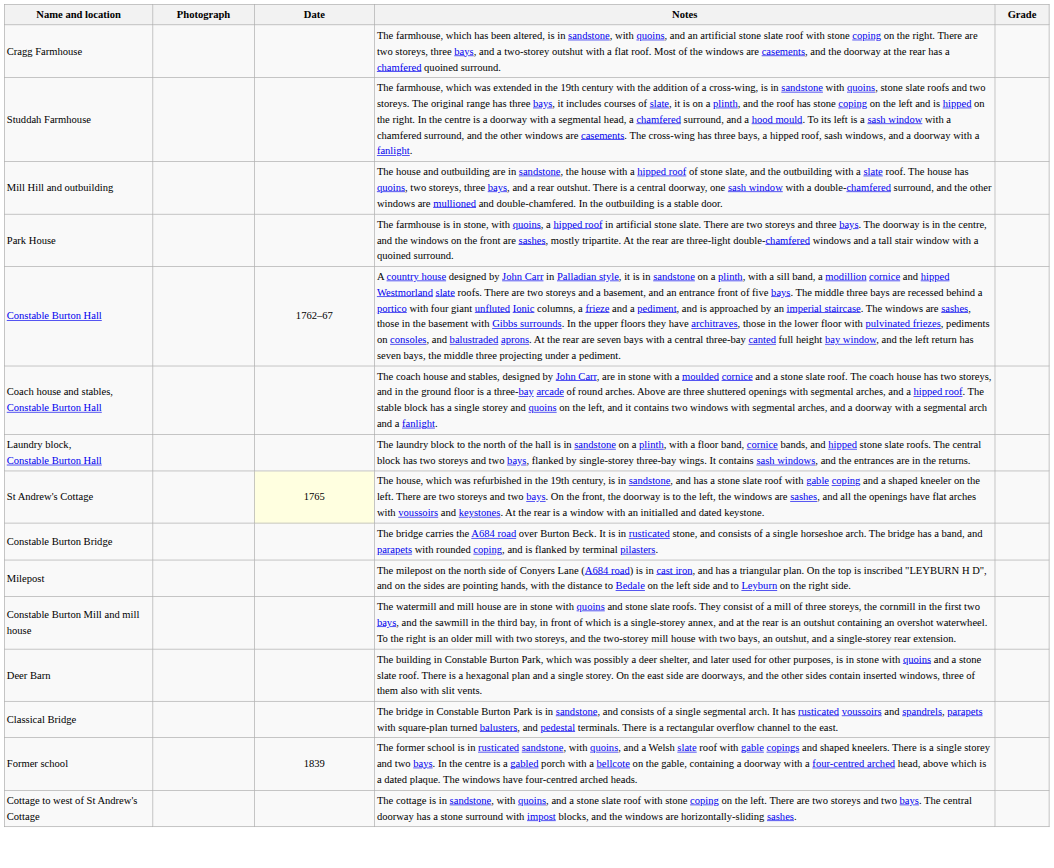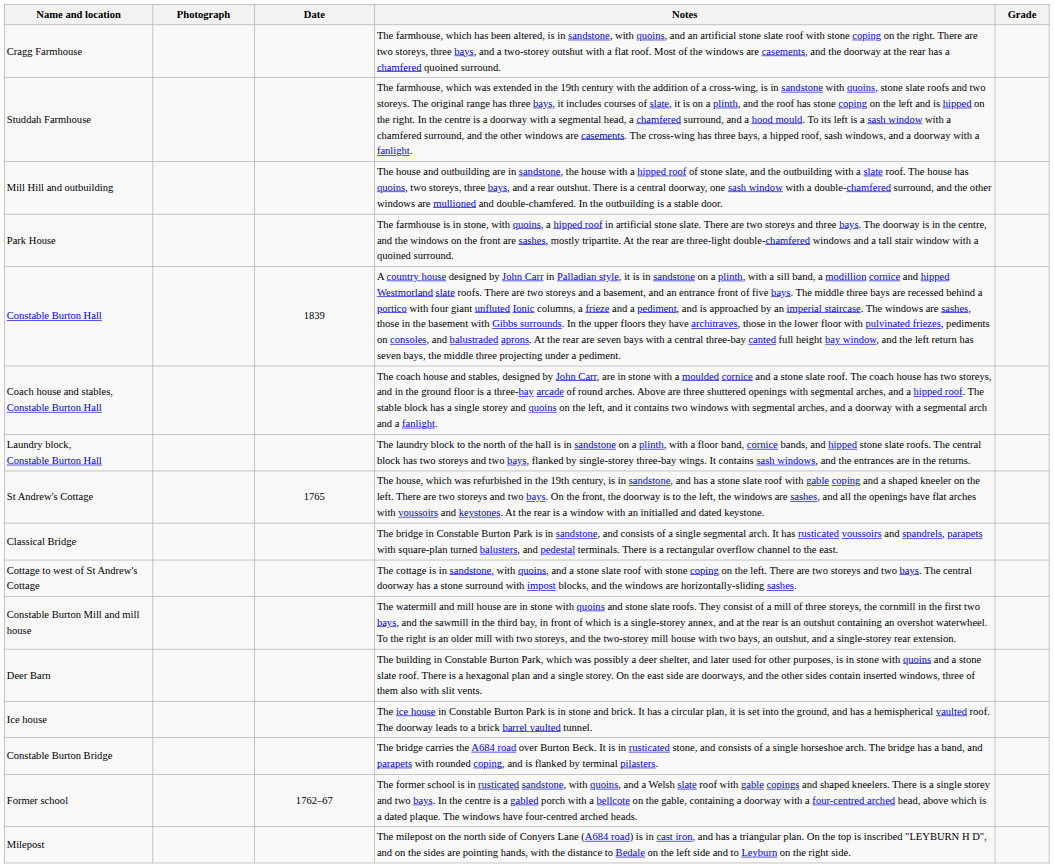(314, 316) 1762–67 -> (314, 316) 1839
(314, 497) lightyellow background -> (314, 497) no background
rows swapped: (42, 719) <-> (60, 541)
rows swapped: (72, 808) <-> (26, 578)
+ row: (27, 719)
(314, 764) 1839 -> (314, 800) 1762–67
